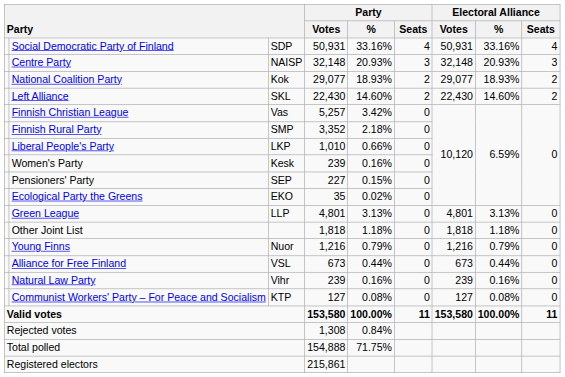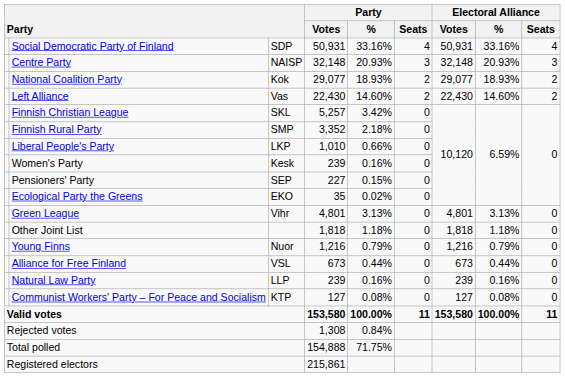(281, 96) SKL -> (279, 96) Vas
(279, 113) Vas -> (281, 113) SKL
(280, 213) LLP -> (280, 213) Vihr
(280, 280) Vihr -> (280, 280) LLP
